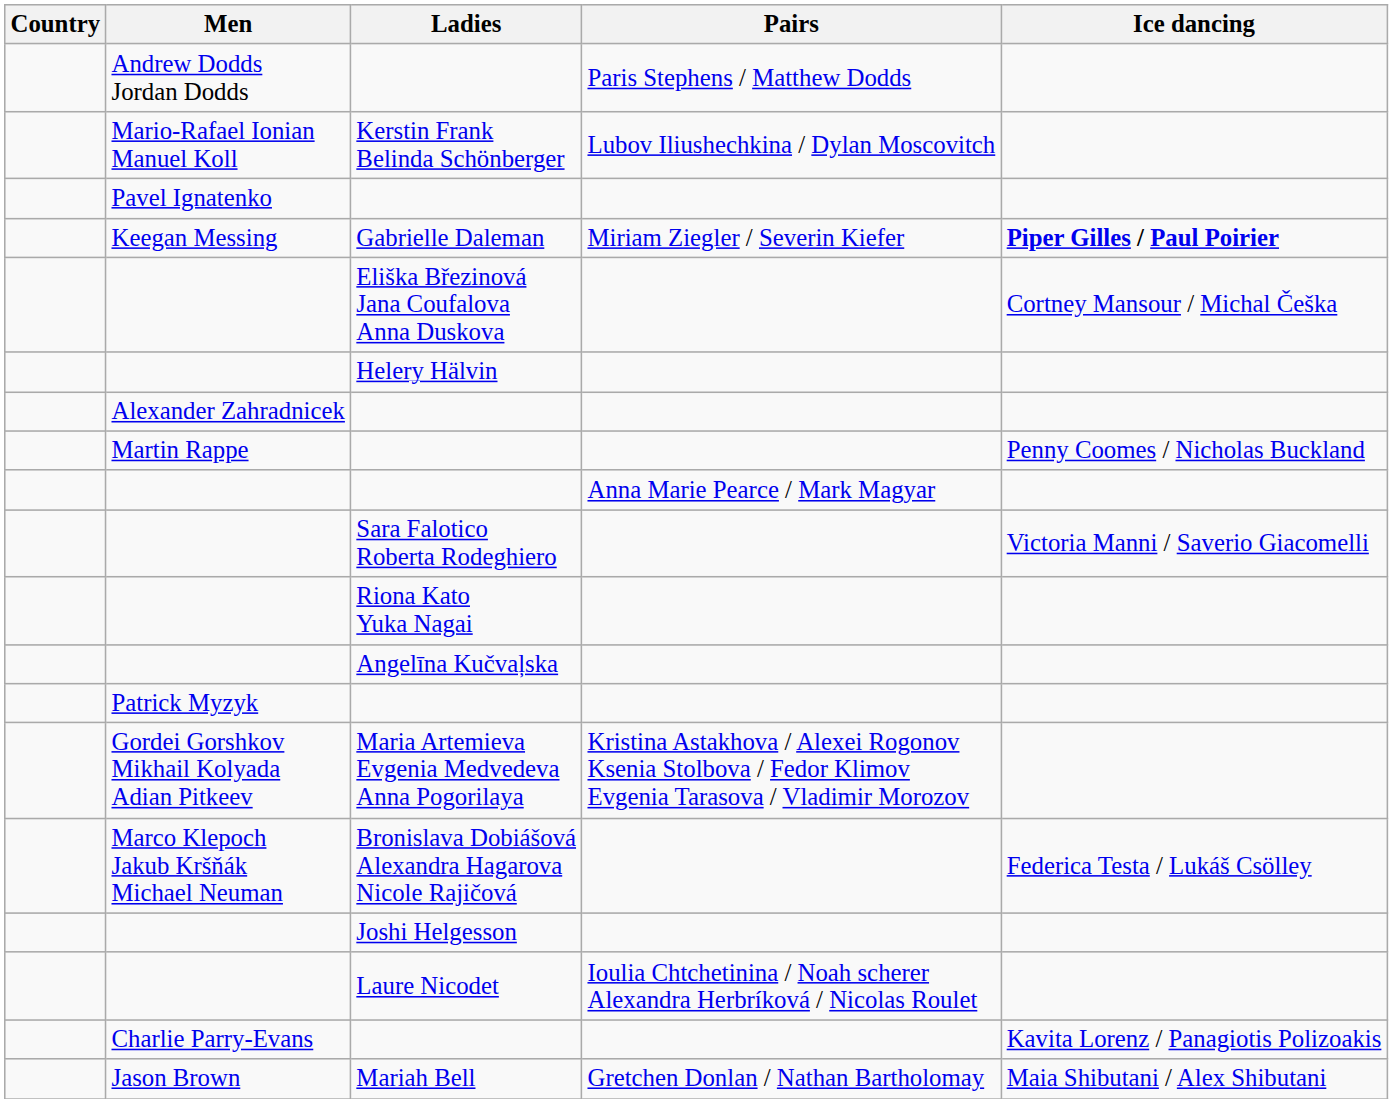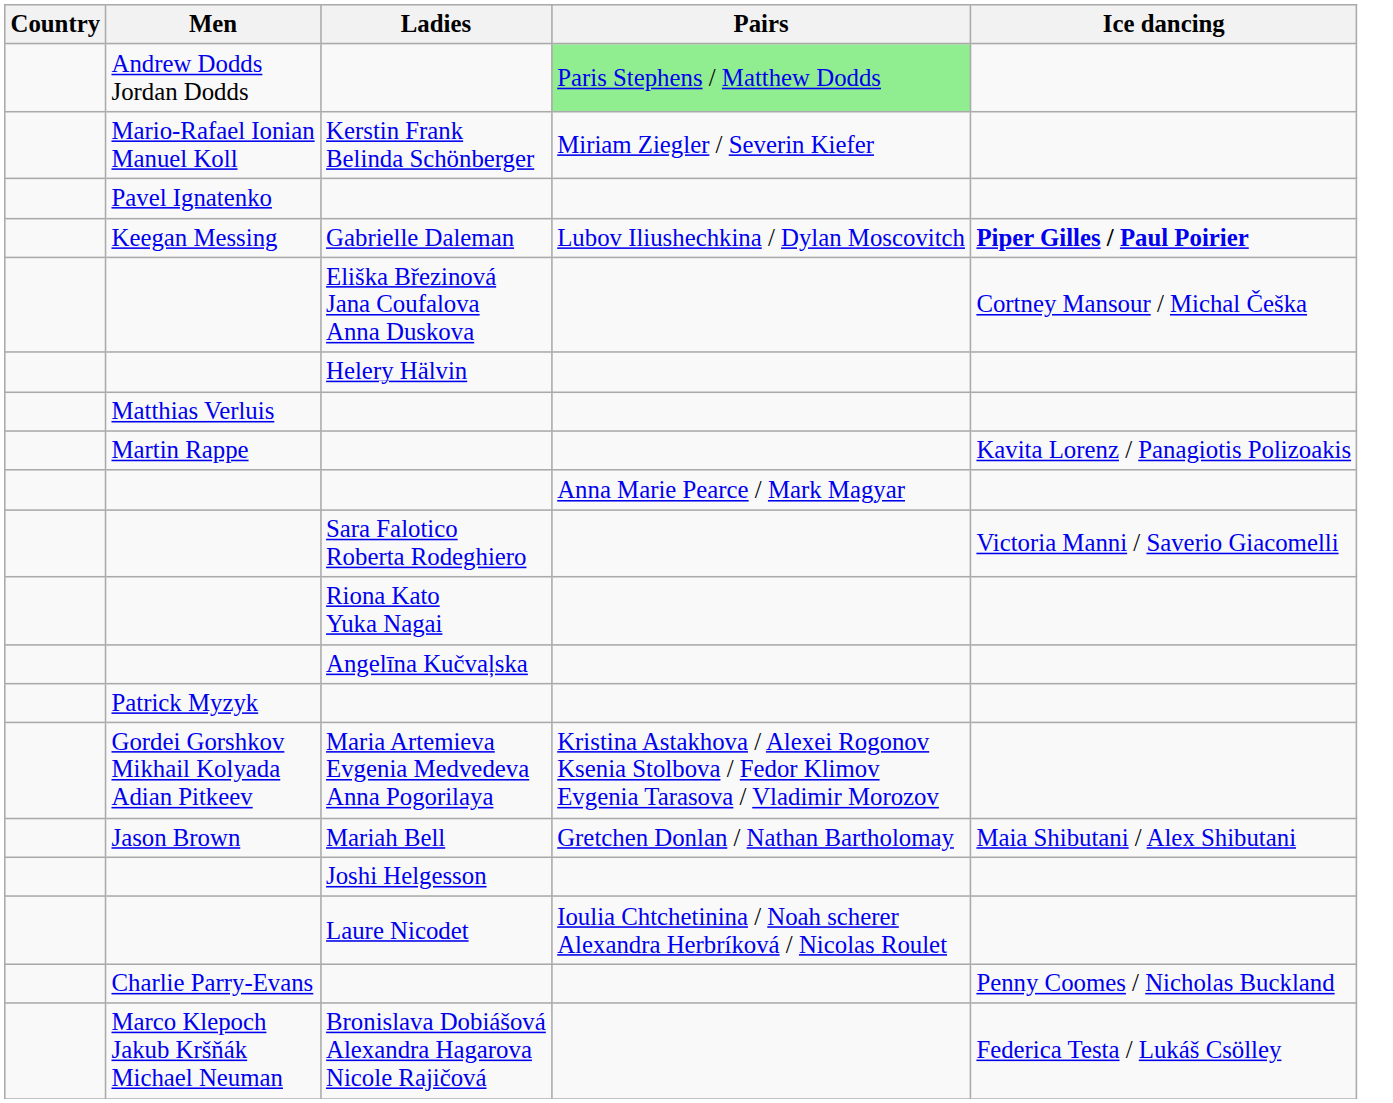(749, 77) no background -> (719, 77) lightgreen background
(791, 144) Lubov Iliushechkina / Dylan Moscovitch -> (716, 144) Miriam Ziegler / Severin Kiefer
(746, 237) Miriam Ziegler / Severin Kiefer -> (761, 237) Lubov Iliushechkina / Dylan Moscovitch
+ row: (193, 411)
- row: (228, 411)
(1186, 450) Penny Coomes / Nicholas Buckland -> (1164, 450) Kavita Lorenz / Panagiotis Polizoakis
rows swapped: (197, 865) <-> (176, 1078)
(1194, 1039) Kavita Lorenz / Panagiotis Polizoakis -> (1156, 983) Penny Coomes / Nicholas Buckland
